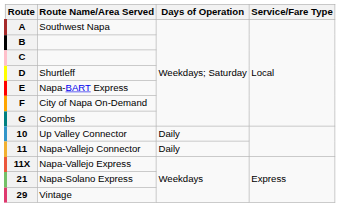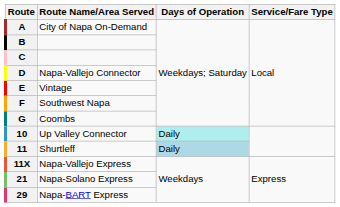(75, 27) Southwest Napa -> (93, 27) City of Napa On-Demand
(57, 73) Shurtleff -> (90, 73) Napa-Vallejo Connector
(84, 88) Napa-BART Express -> (56, 88) Vintage
(93, 103) City of Napa On-Demand -> (75, 103) Southwest Napa
(169, 133) no background -> (169, 133) paleturquoise background
(90, 149) Napa-Vallejo Connector -> (57, 149) Shurtleff
(169, 149) no background -> (169, 149) lightblue background
(56, 194) Vintage -> (84, 194) Napa-BART Express
